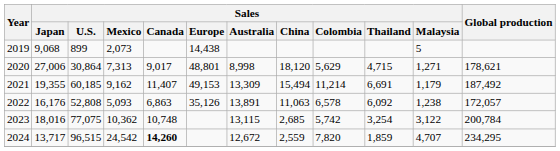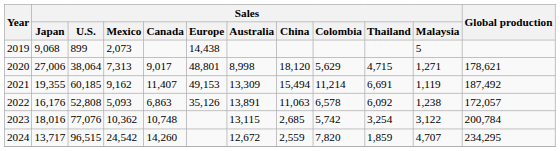(86, 66) 30,864 -> (86, 66) 38,064
(428, 84) 1,179 -> (428, 84) 1,119
(86, 119) 77,075 -> (86, 119) 77,076
(162, 137) bold -> (162, 137) normal
